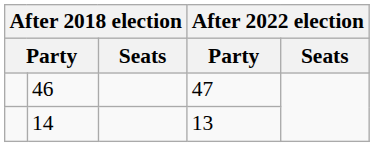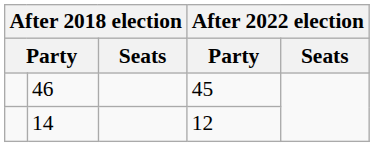(202, 89) 47 -> (202, 89) 45
(202, 123) 13 -> (202, 123) 12
